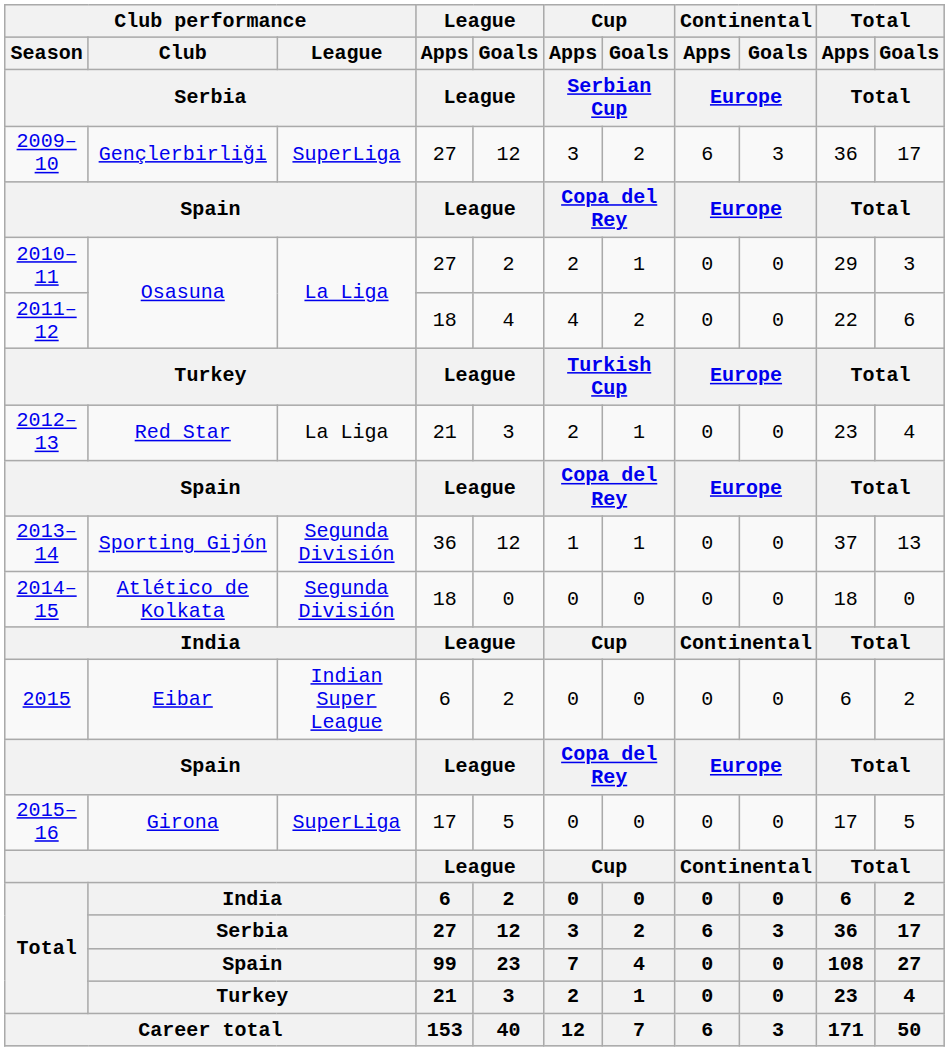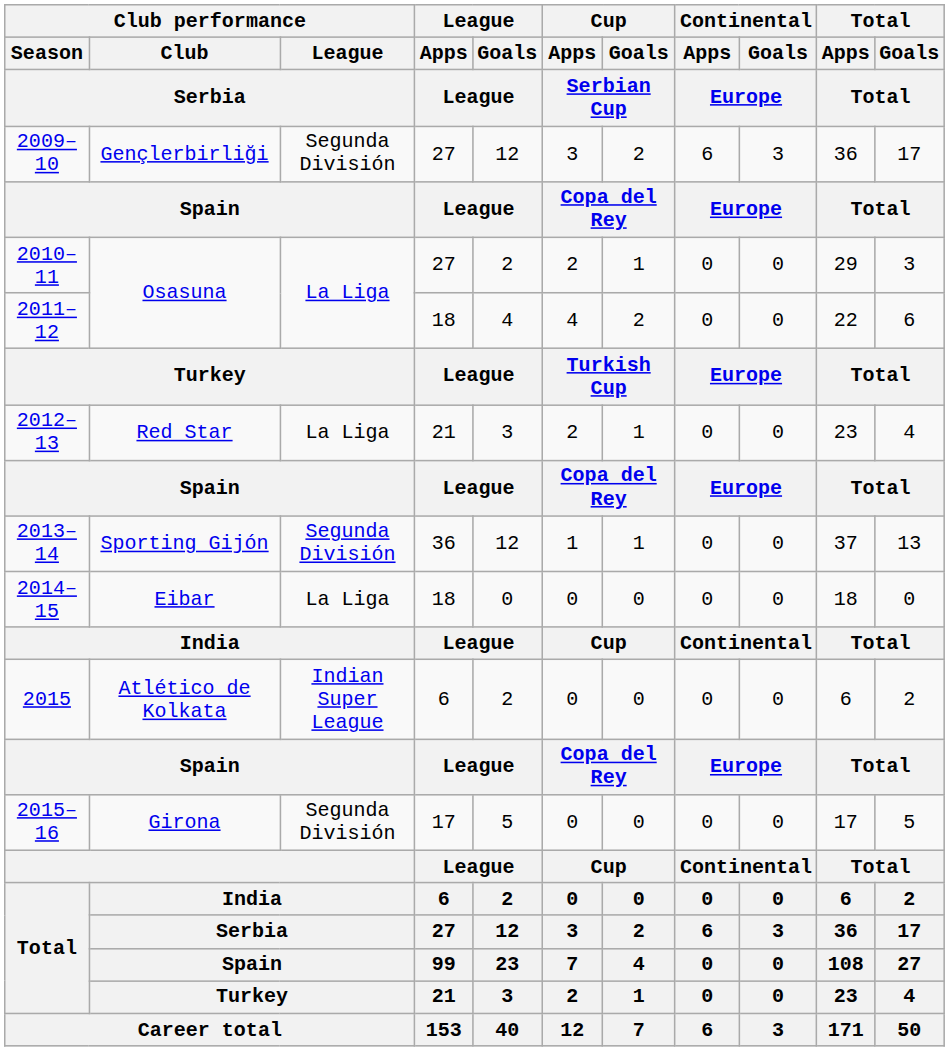(347, 154) SuperLiga -> (347, 154) Segunda División
(183, 599) Atlético de Kolkata -> (185, 599) Eibar
(346, 599) Segunda División -> (347, 599) La Liga
(183, 699) Eibar -> (185, 699) Atlético de Kolkata
(347, 822) SuperLiga -> (347, 822) Segunda División
